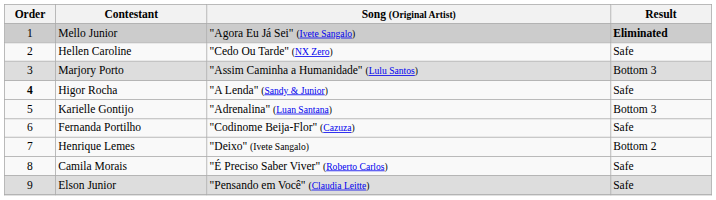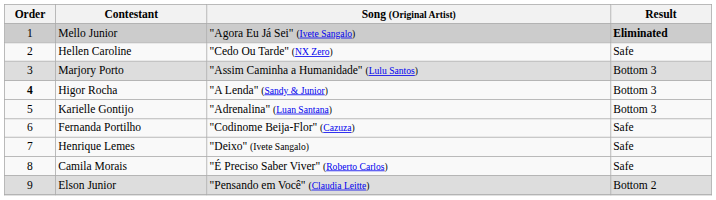(623, 90) Safe -> (635, 90) Bottom 3
(635, 147) Bottom 2 -> (623, 147) Safe
(623, 185) Safe -> (635, 185) Bottom 2
